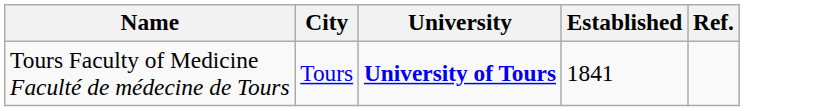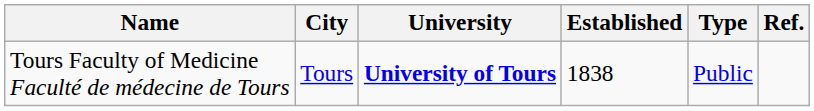+ column: (723, 23)
(590, 73) 1841 -> (590, 73) 1838
